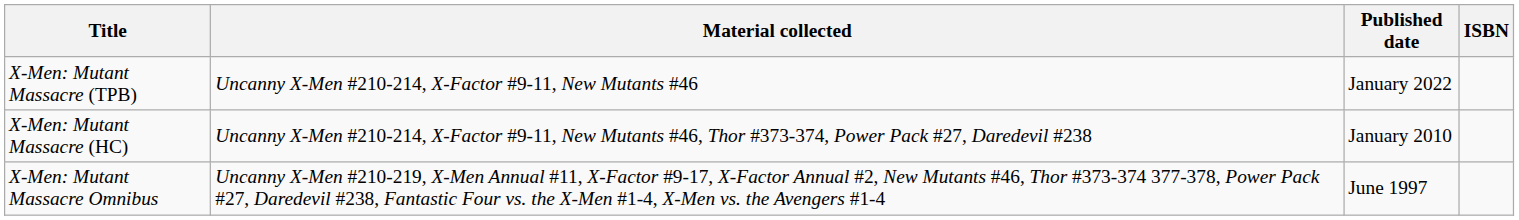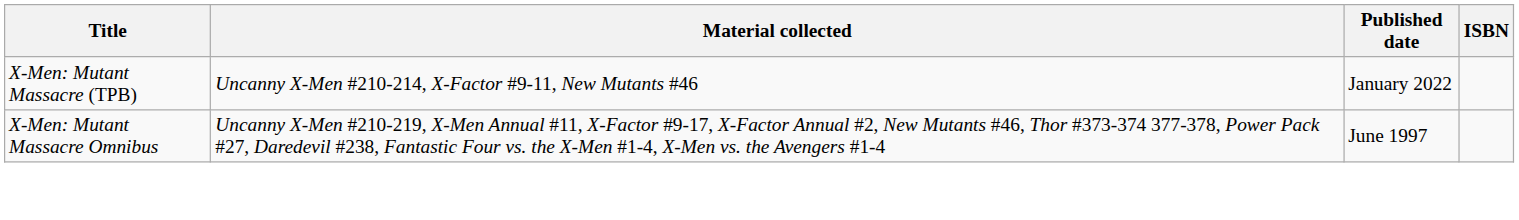- row: (69, 135)
